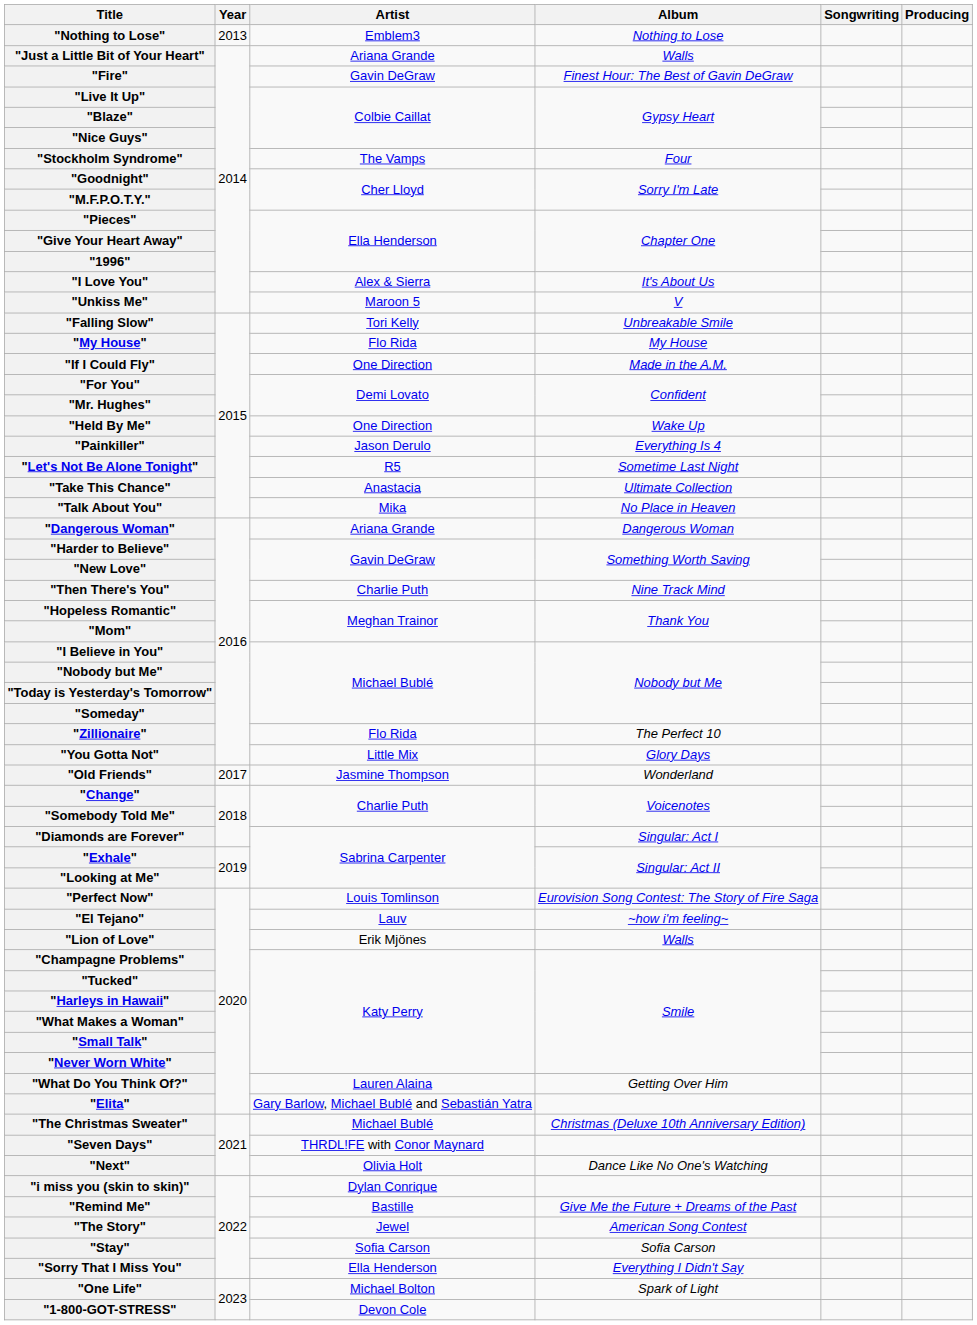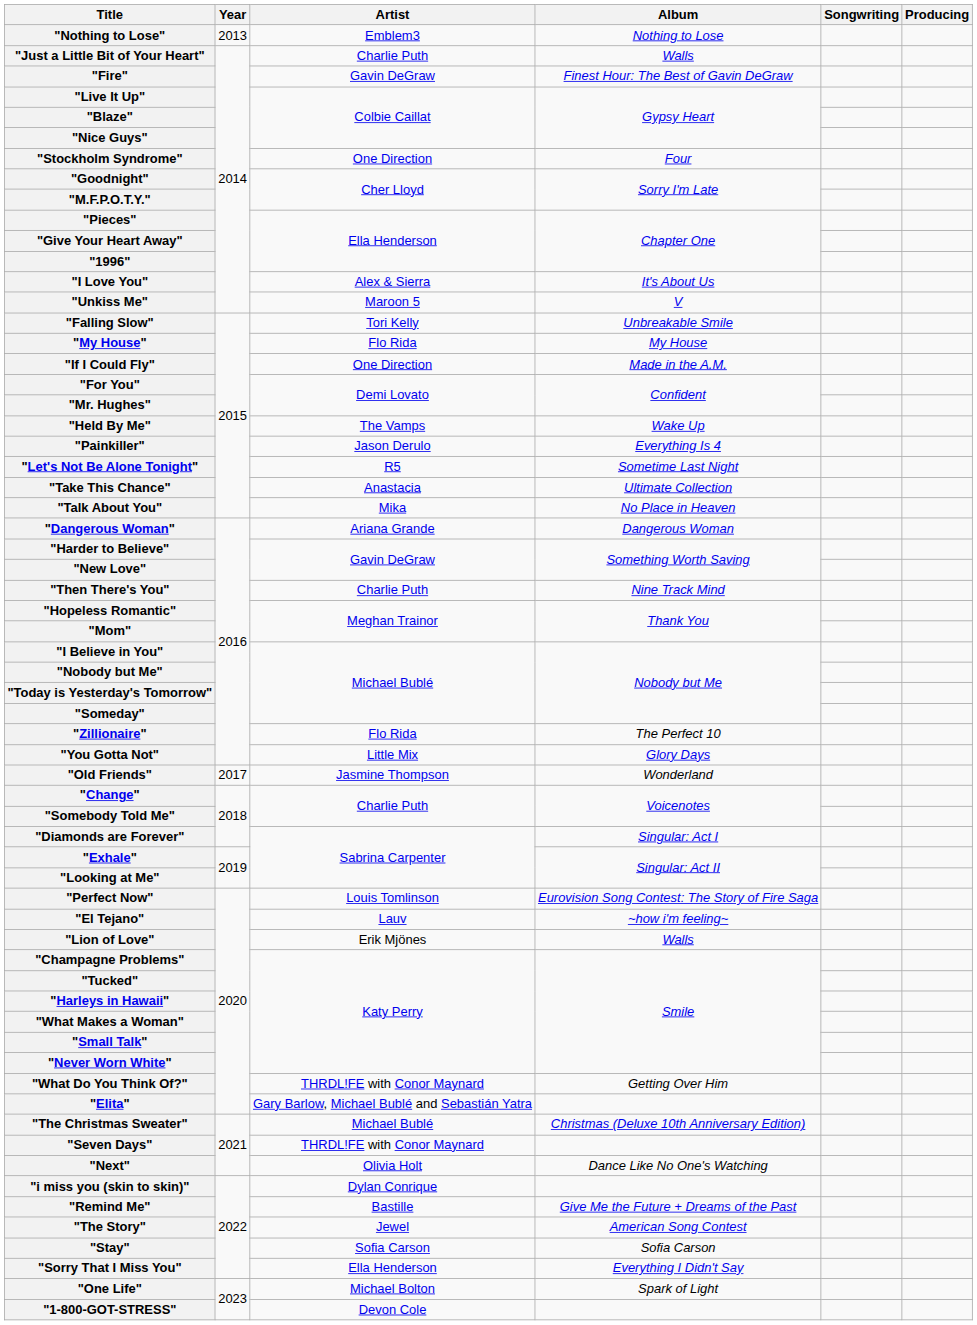(392, 55) Ariana Grande -> (392, 55) Charlie Puth
(392, 158) The Vamps -> (392, 158) One Direction
(392, 425) One Direction -> (392, 425) The Vamps
(392, 1083) Lauren Alaina -> (392, 1083) THRDL!FE with Conor Maynard
